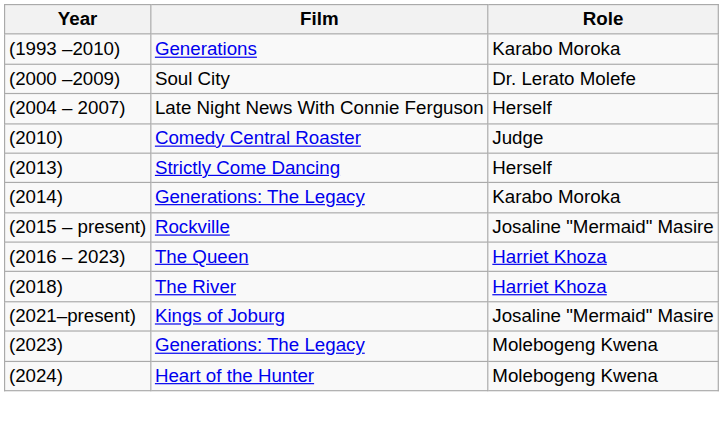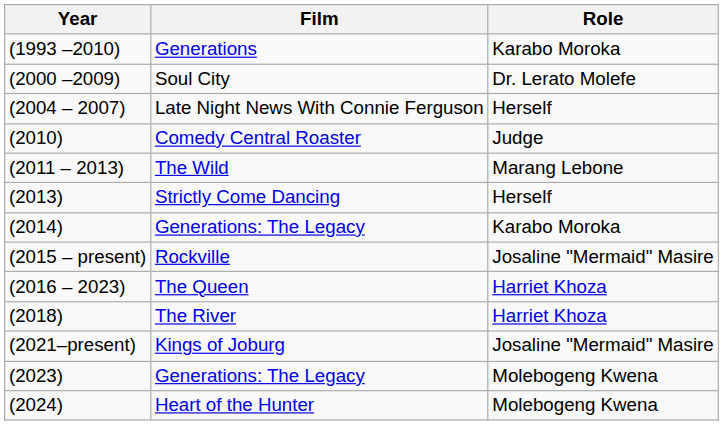+ row: (66, 167)
